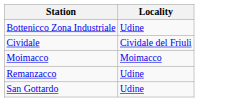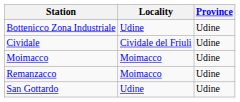+ column: (214, 12)
(132, 74) Udine -> (141, 74) Moimacco
